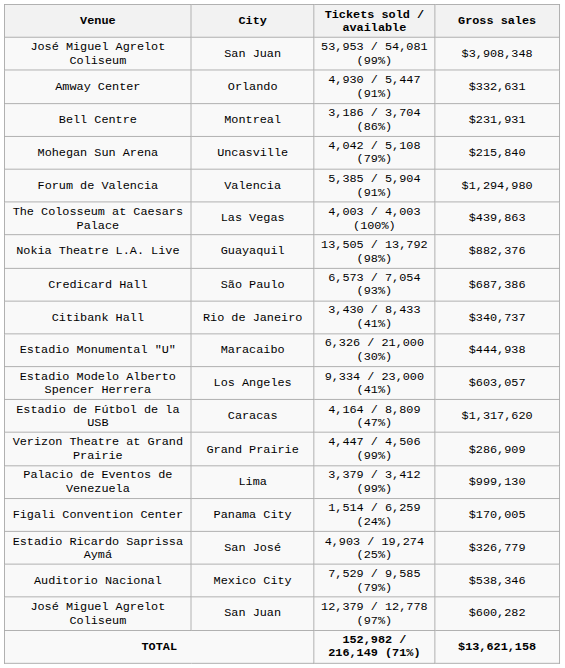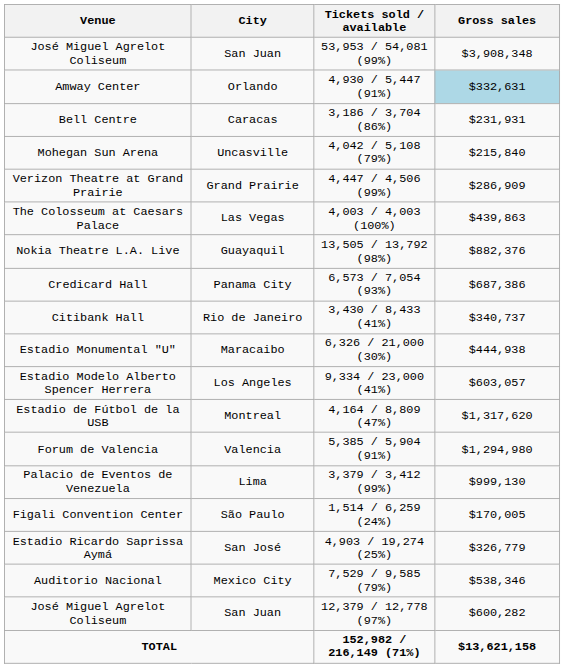(497, 87) no background -> (497, 87) lightblue background
(253, 120) Montreal -> (253, 120) Caracas
rows swapped: (98, 449) <-> (98, 186)
(253, 284) São Paulo -> (253, 284) Panama City
(253, 416) Caracas -> (253, 416) Montreal
(253, 515) Panama City -> (253, 515) São Paulo
